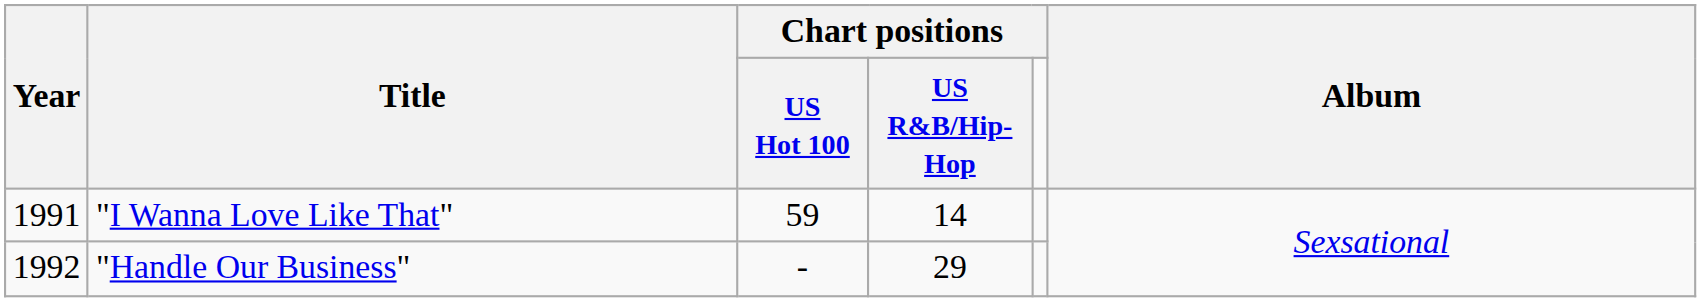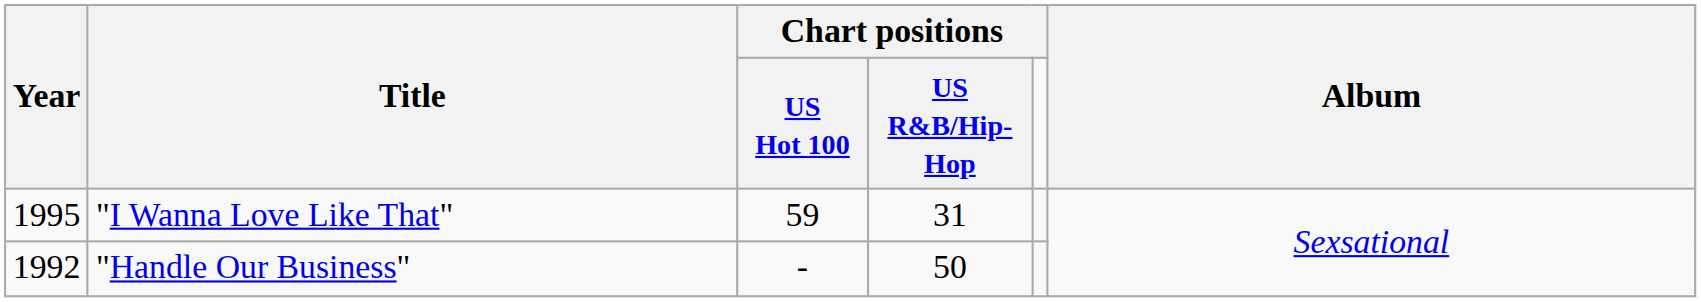(47, 214) 1991 -> (47, 214) 1995
(950, 214) 14 -> (950, 214) 31
(950, 267) 29 -> (950, 267) 50
